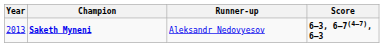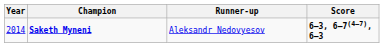(16, 30) 2013 -> (16, 30) 2014
